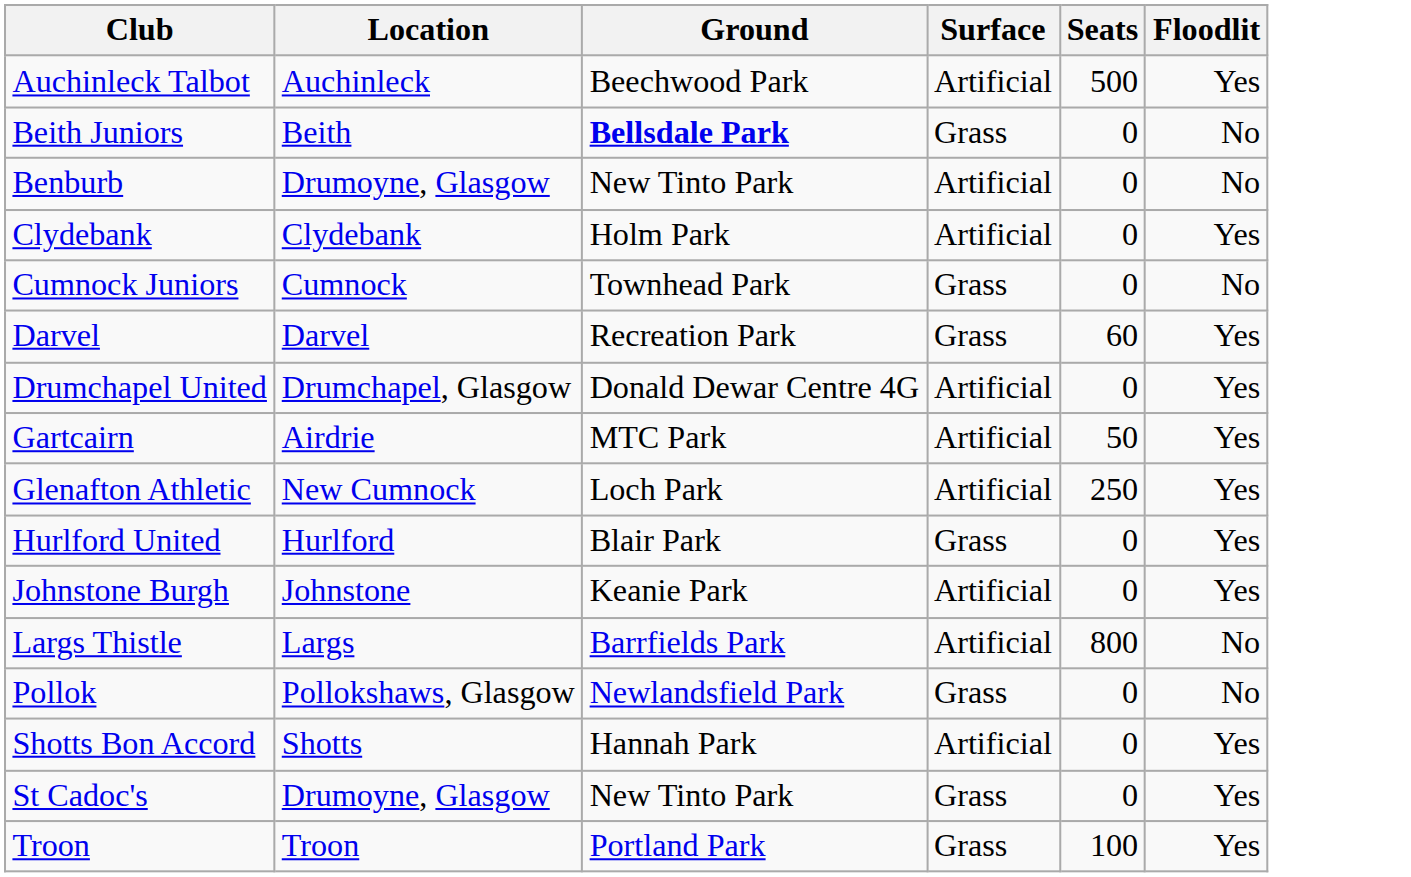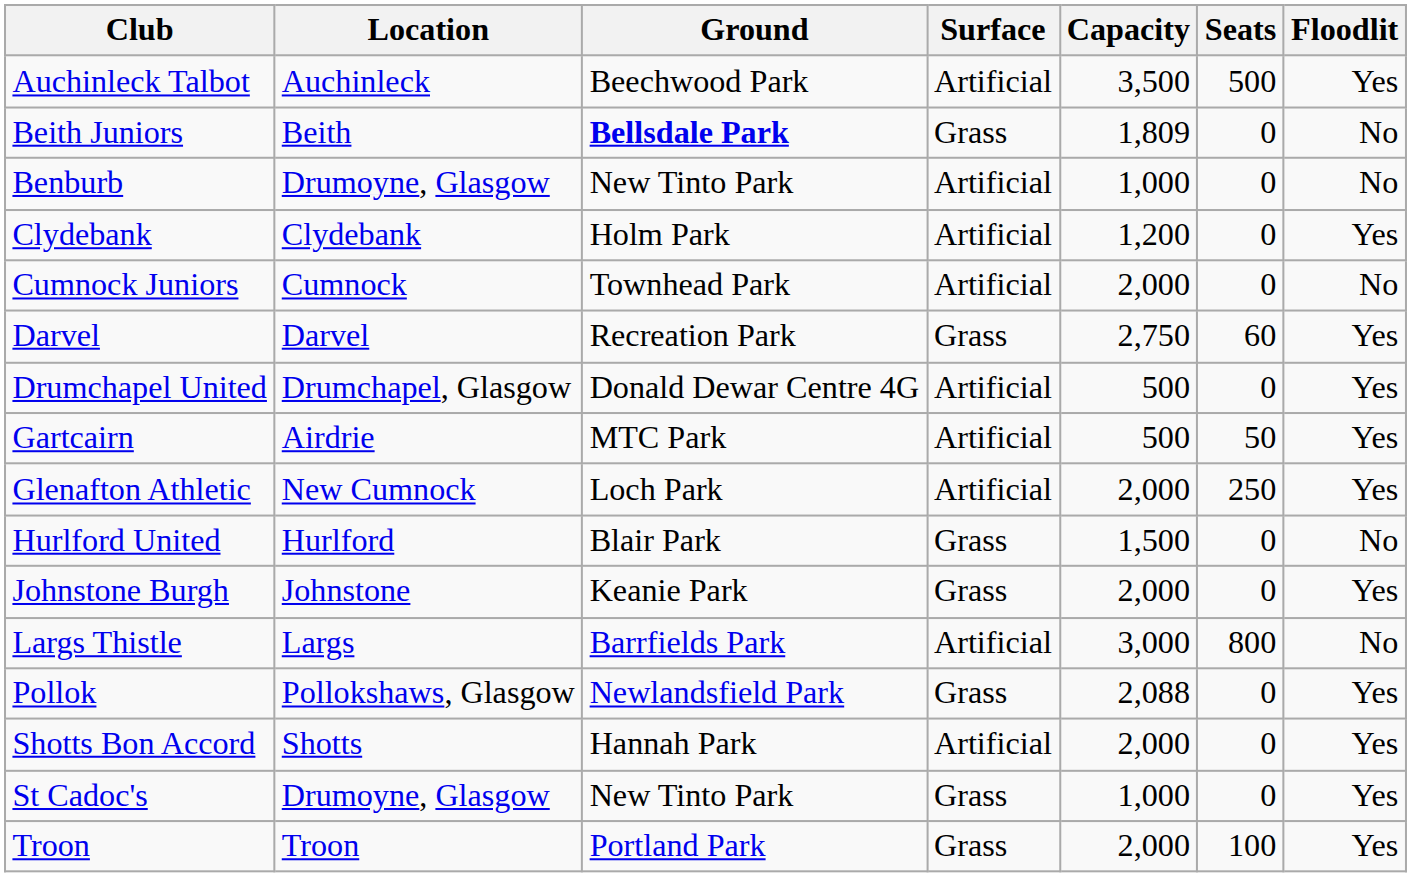+ column: (1128, 30)
(971, 285) Grass -> (993, 285) Artificial
(1237, 540) Yes -> (1379, 540) No
(993, 591) Artificial -> (971, 591) Grass
(1241, 693) No -> (1375, 693) Yes
